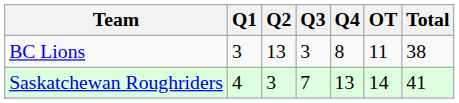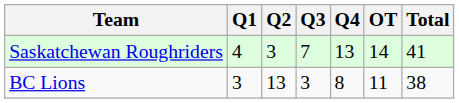rows swapped: (47, 51) <-> (116, 82)
